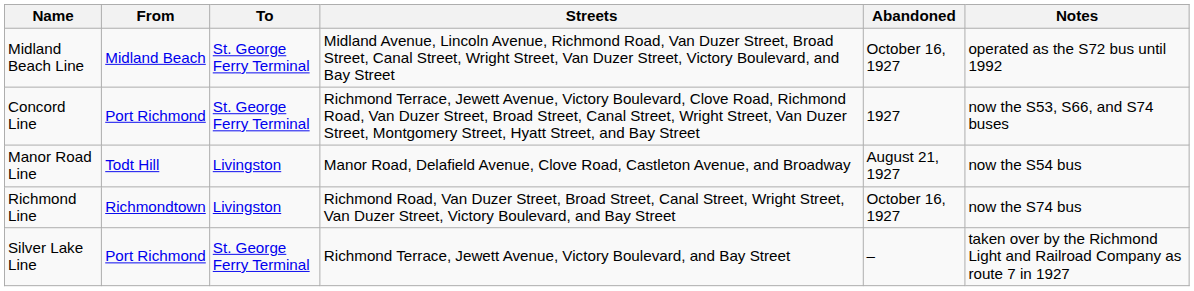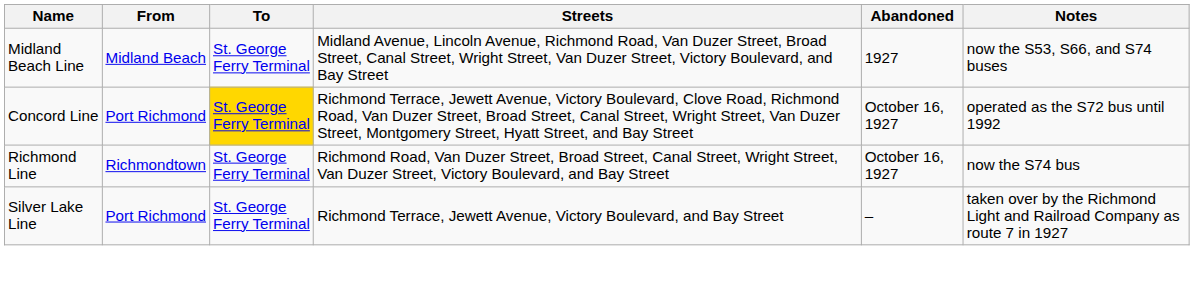(906, 57) October 16, 1927 -> (882, 57) 1927
(1067, 57) operated as the S72 bus until 1992 -> (1059, 57) now the S53, S66, and S74 buses
(261, 116) no background -> (261, 116) gold background
(883, 116) 1927 -> (904, 116) October 16, 1927
(1061, 116) now the S53, S66, and S74 buses -> (1066, 116) operated as the S72 bus until 1992
- row: (50, 165)
(247, 207) Livingston -> (261, 165) St. George Ferry Terminal
